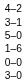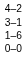- row: (13, 36)
- row: (13, 76)
